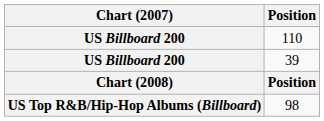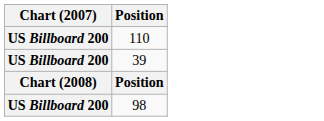(134, 104) US Top R&B/Hip-Hop Albums (Billboard) -> (58, 104) US Billboard 200
